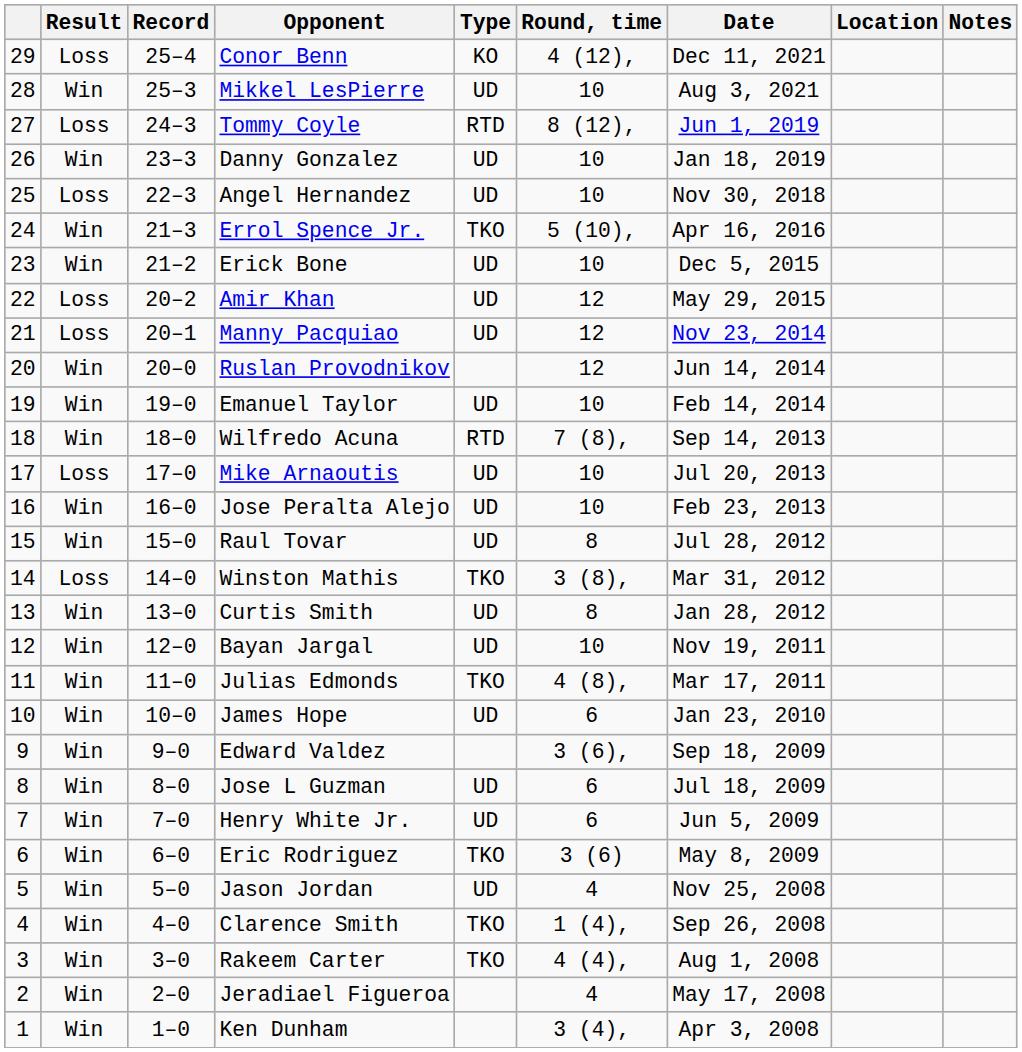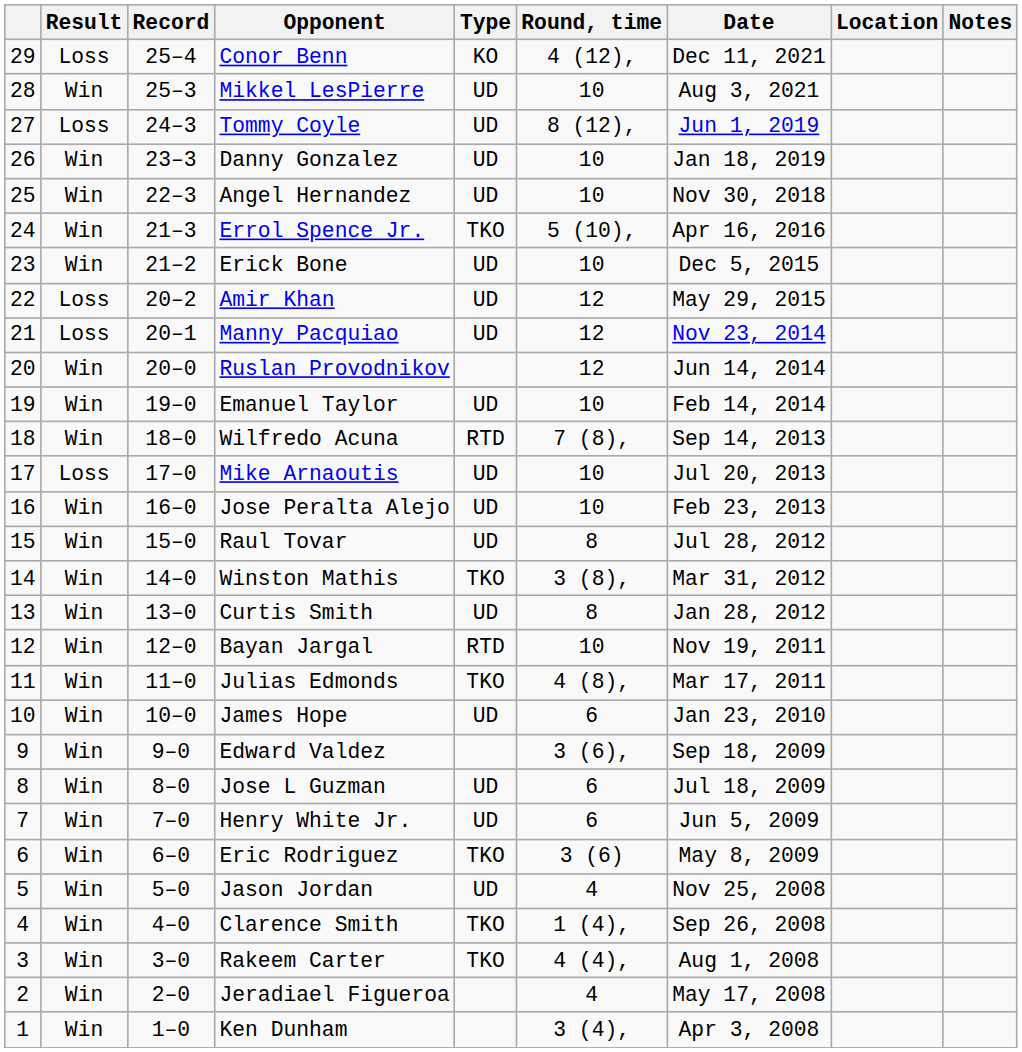(486, 126) RTD -> (486, 126) UD
(84, 196) Loss -> (84, 196) Win
(84, 578) Loss -> (84, 578) Win
(486, 648) UD -> (486, 648) RTD
